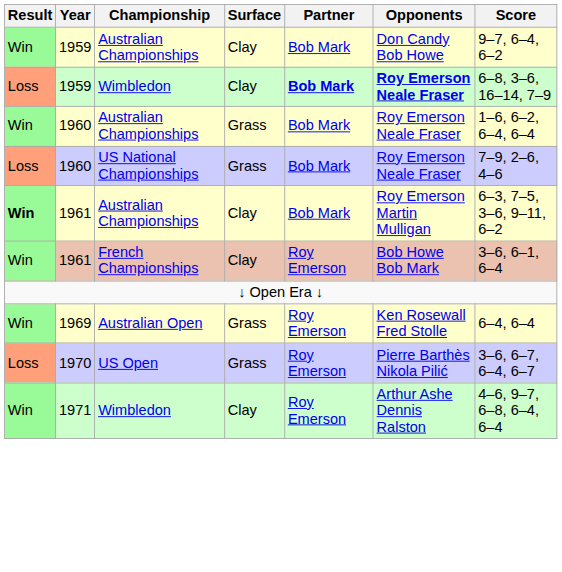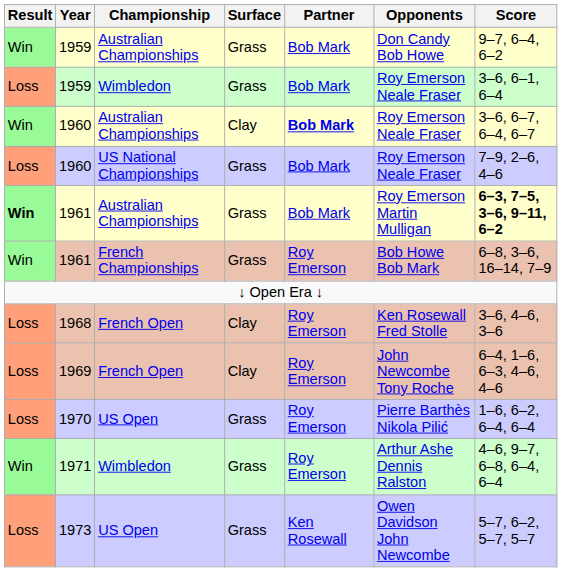(242, 47) Clay -> (247, 47) Grass
(242, 86) Clay -> (247, 86) Grass
(321, 86) bold -> (319, 86) normal
(424, 86) bold -> (421, 86) normal
(515, 86) 6–8, 3–6, 16–14, 7–9 -> (509, 86) 3–6, 6–1, 6–4
(247, 126) Grass -> (242, 126) Clay
(319, 126) normal -> (321, 126) bold
(509, 126) 1–6, 6–2, 6–4, 6–4 -> (509, 126) 3–6, 6–7, 6–4, 6–7
(242, 213) Clay -> (247, 213) Grass
(512, 213) normal -> (512, 213) bold
(242, 261) Clay -> (247, 261) Grass
(509, 261) 3–6, 6–1, 6–4 -> (515, 261) 6–8, 3–6, 16–14, 7–9
+ row: (75, 323)
- row: (75, 323)
+ row: (75, 371)
(509, 363) 3–6, 6–7, 6–4, 6–7 -> (509, 418) 1–6, 6–2, 6–4, 6–4
(242, 410) Clay -> (247, 466) Grass
+ row: (75, 530)
